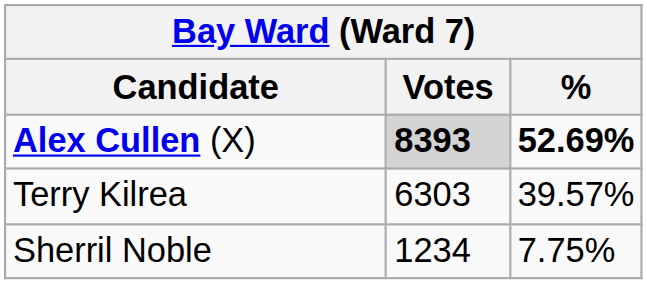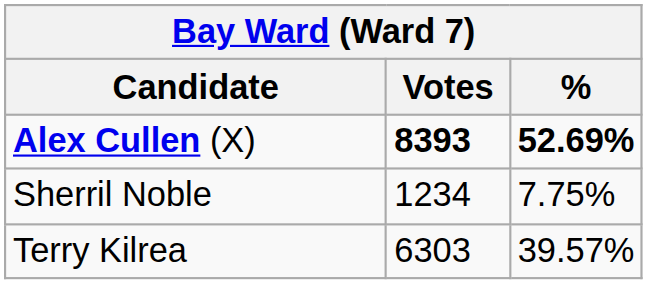(433, 140) lightgrey background -> (433, 140) no background
rows swapped: (100, 195) <-> (112, 250)
